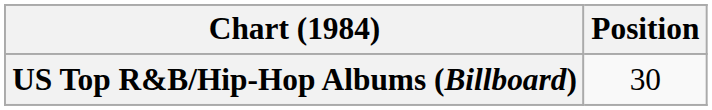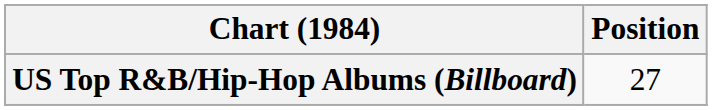(645, 79) 30 -> (645, 79) 27
